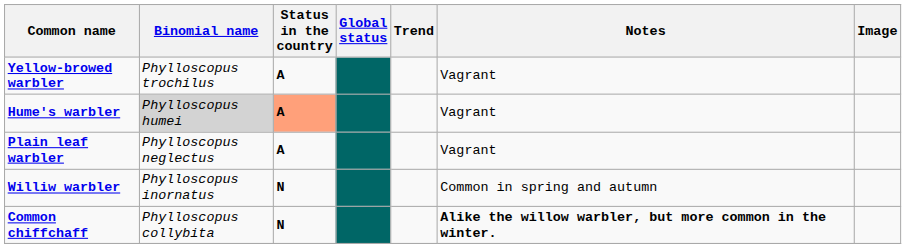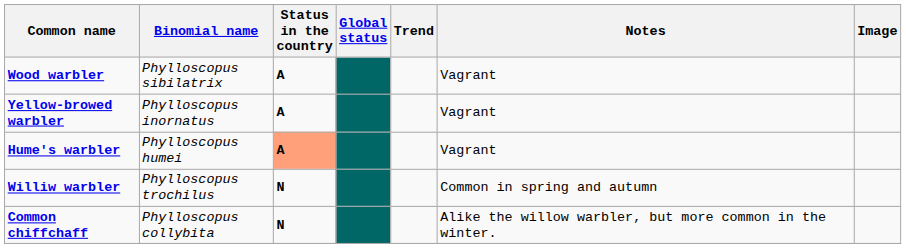+ row: (56, 76)
(190, 76) Phylloscopus trochilus -> (190, 113) Phylloscopus inornatus
(190, 113) lightgrey background -> (190, 150) no background
- row: (48, 150)
(190, 188) Phylloscopus inornatus -> (190, 188) Phylloscopus trochilus
(633, 225) bold -> (633, 225) normal
